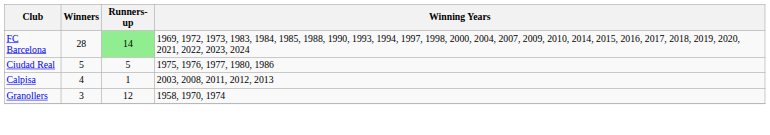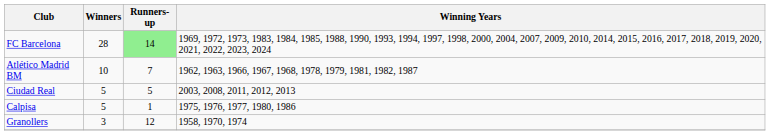+ row: (38, 70)
(215, 65) 1975, 1976, 1977, 1980, 1986 -> (237, 91) 2003, 2008, 2011, 2012, 2013
(81, 80) 4 -> (103, 107) 5
(215, 80) 2003, 2008, 2011, 2012, 2013 -> (237, 107) 1975, 1976, 1977, 1980, 1986
